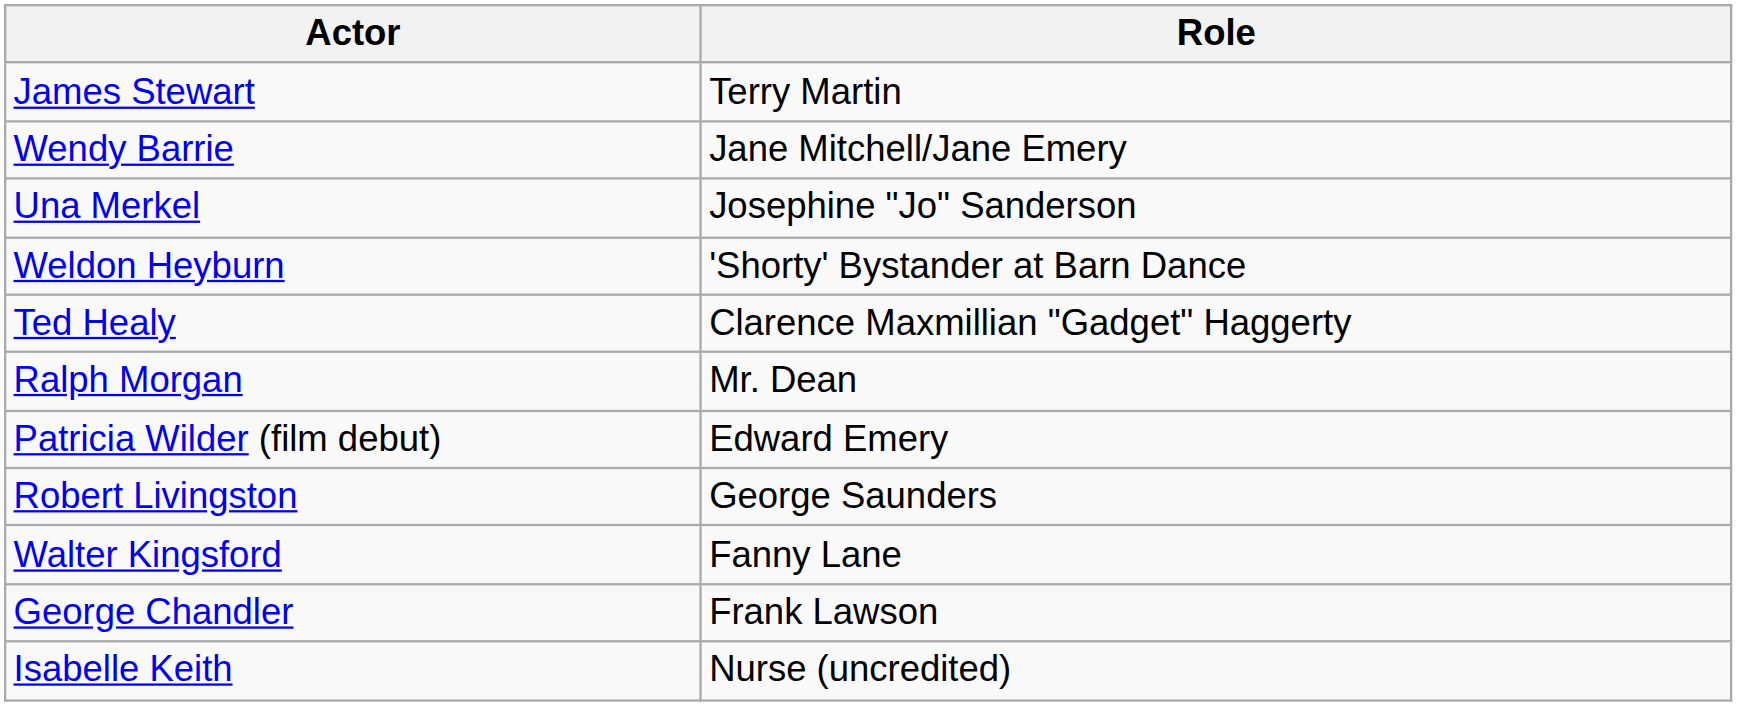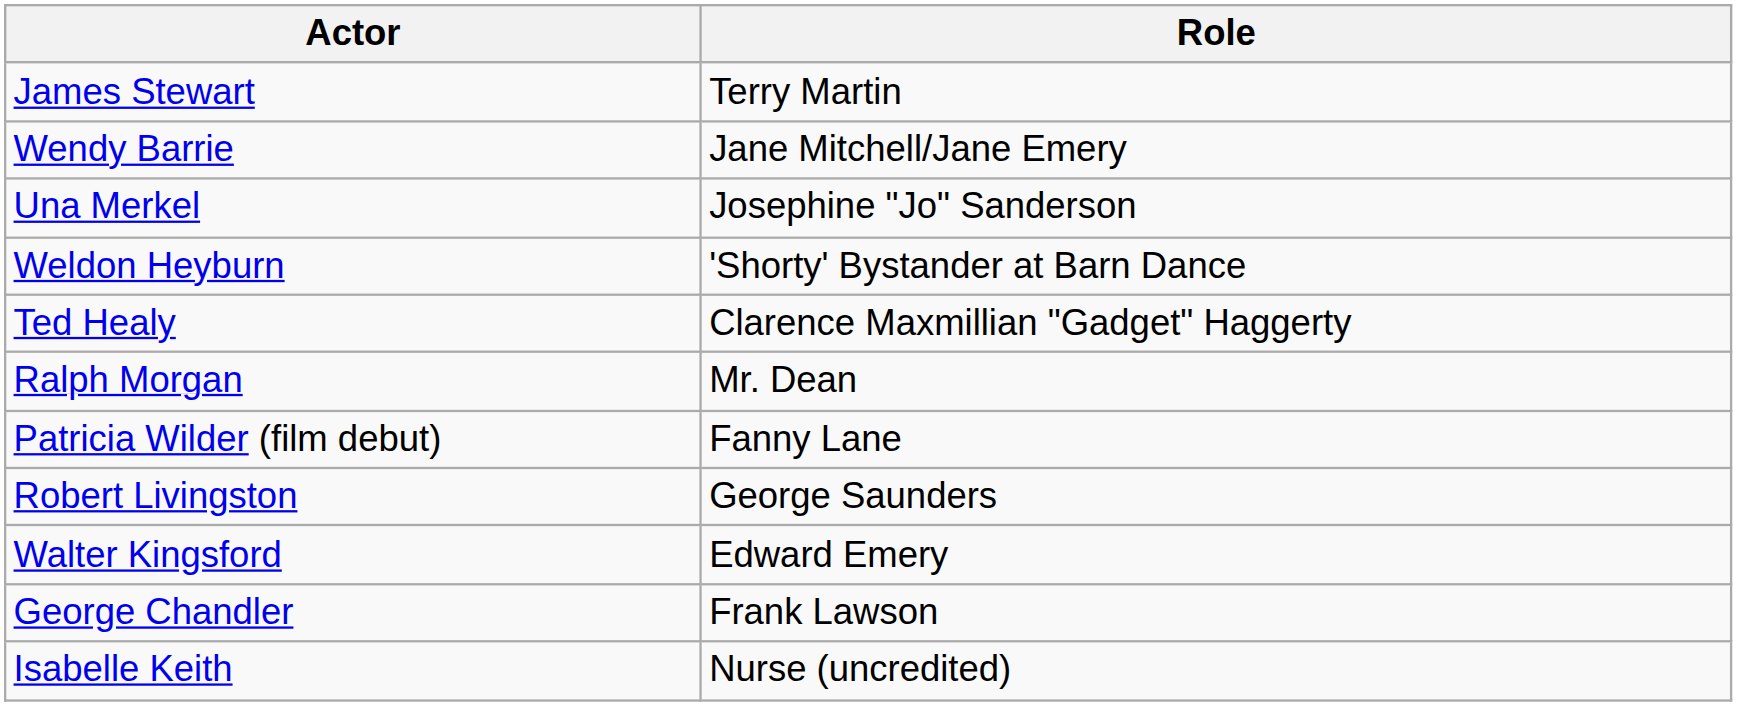(829, 438) Edward Emery -> (805, 438) Fanny Lane
(805, 554) Fanny Lane -> (829, 554) Edward Emery
